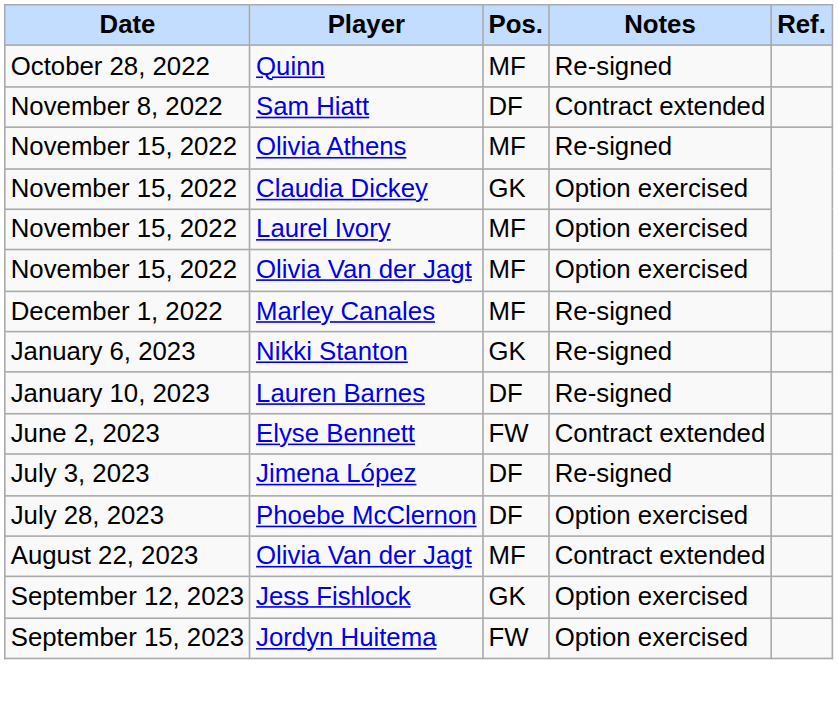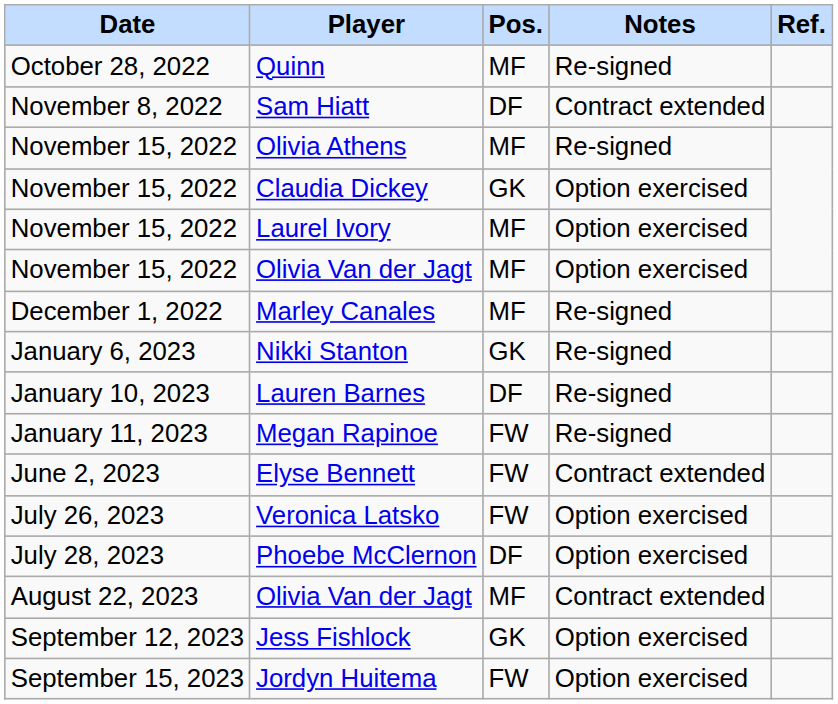+ row: (109, 433)
- row: (80, 474)
+ row: (87, 515)
